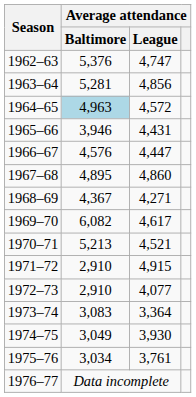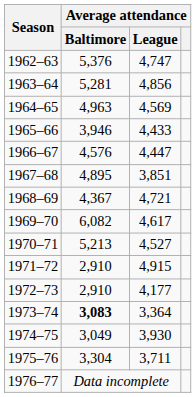(95, 107) lightblue background -> (95, 107) no background
(155, 107) 4,572 -> (155, 107) 4,569
(155, 130) 4,431 -> (155, 130) 4,433
(155, 175) 4,860 -> (155, 175) 3,851
(155, 198) 4,271 -> (155, 198) 4,721
(155, 244) 4,521 -> (155, 244) 4,527
(155, 289) 4,077 -> (155, 289) 4,177
(95, 312) normal -> (95, 312) bold
(95, 358) 3,034 -> (95, 358) 3,304
(155, 358) 3,761 -> (155, 358) 3,711
